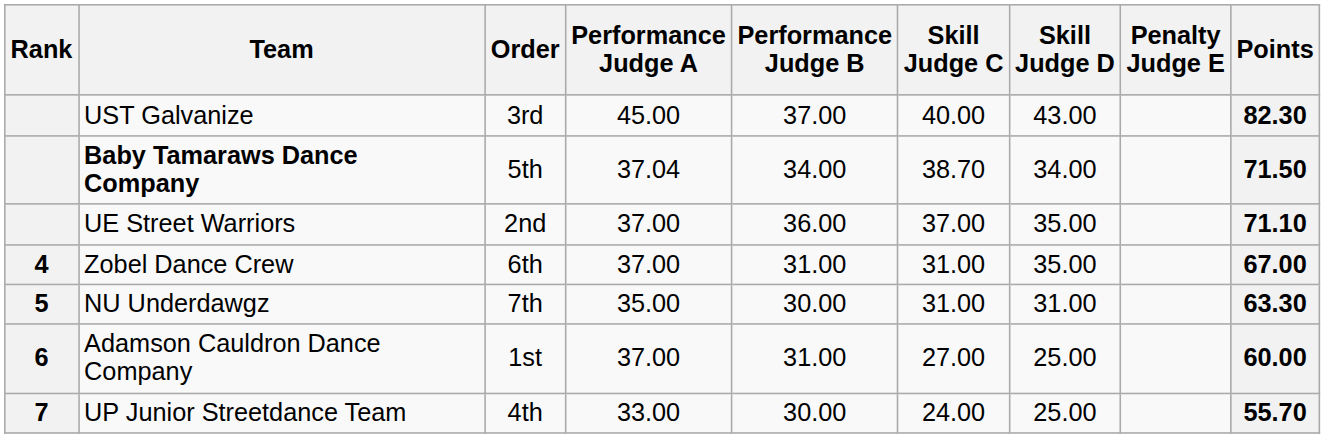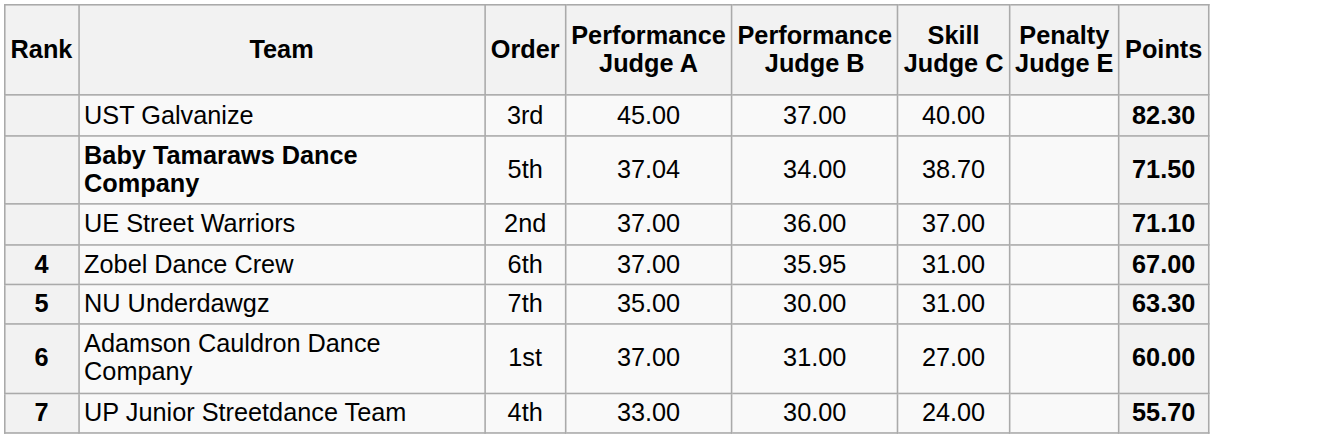- column: (1065, 49)
(815, 263) 31.00 -> (815, 263) 35.95
